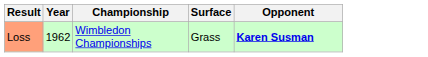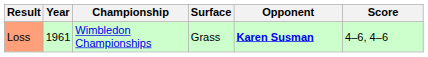+ column: (383, 13)
(58, 36) 1962 -> (58, 36) 1961
